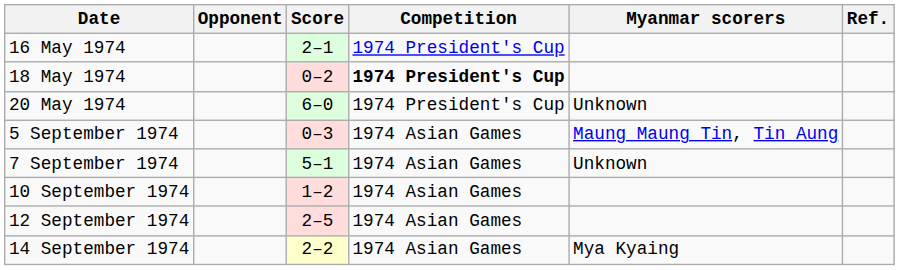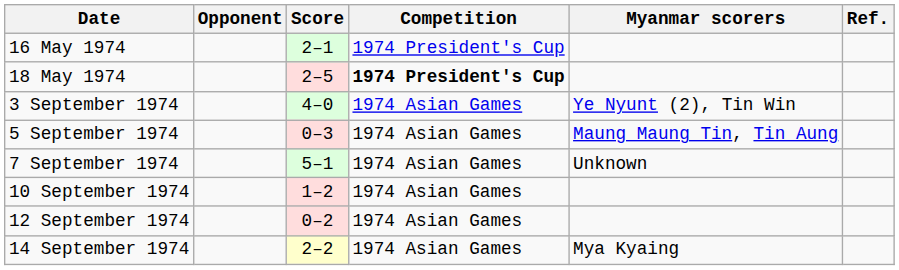(318, 77) 0–2 -> (318, 77) 2–5
- row: (67, 106)
+ row: (94, 106)
(318, 221) 2–5 -> (318, 221) 0–2
